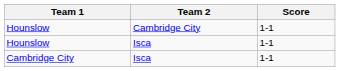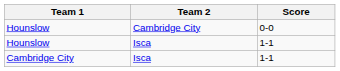(267, 27) 1-1 -> (267, 27) 0-0
